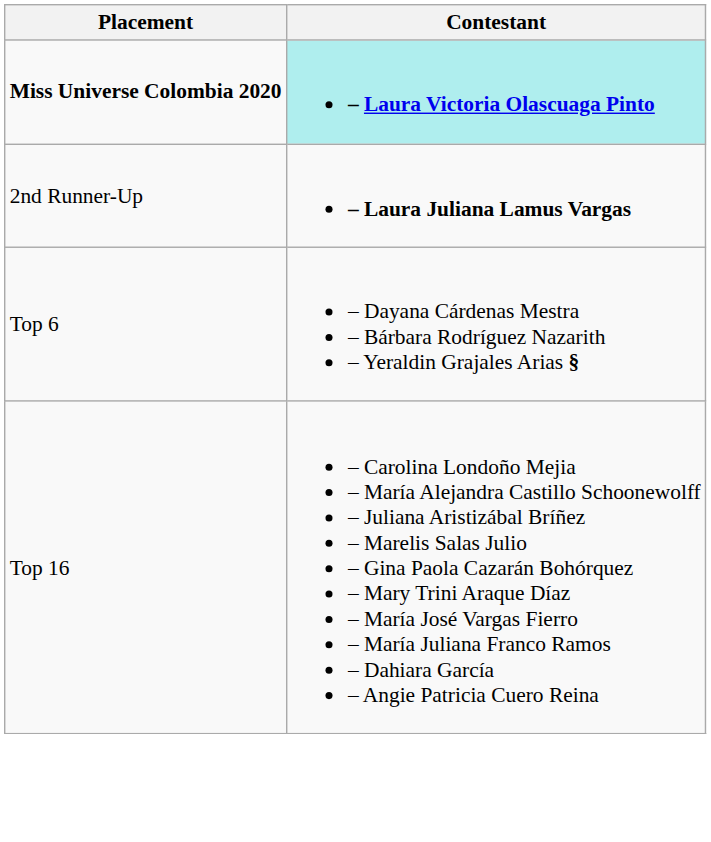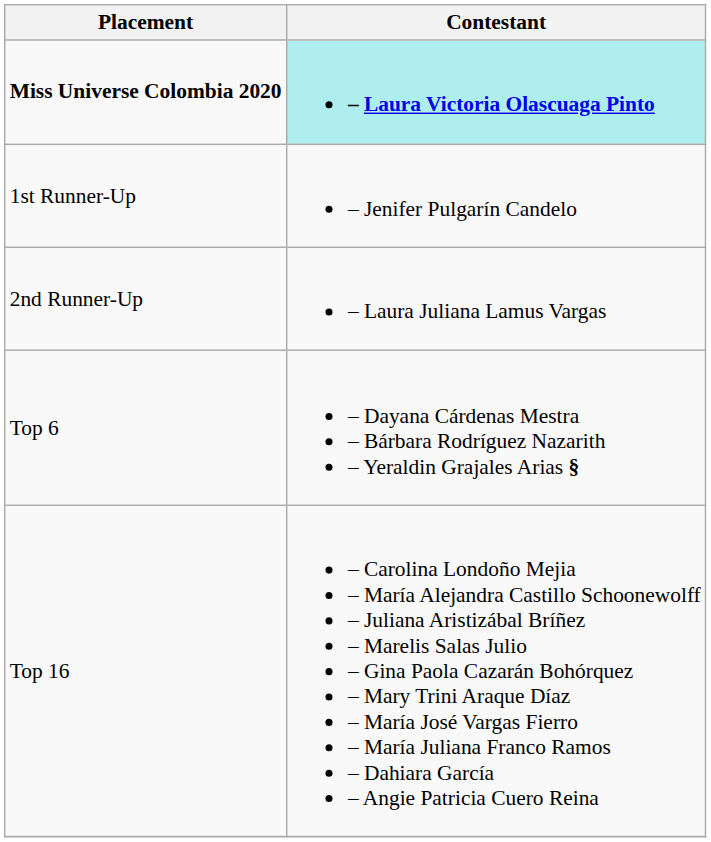+ row: (73, 195)
(496, 208) bold -> (496, 312) normal
